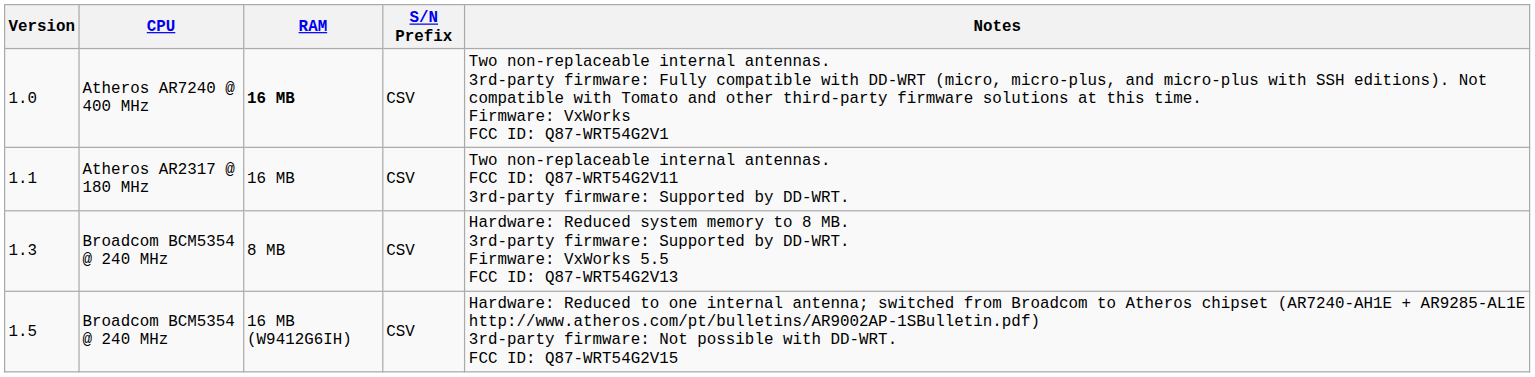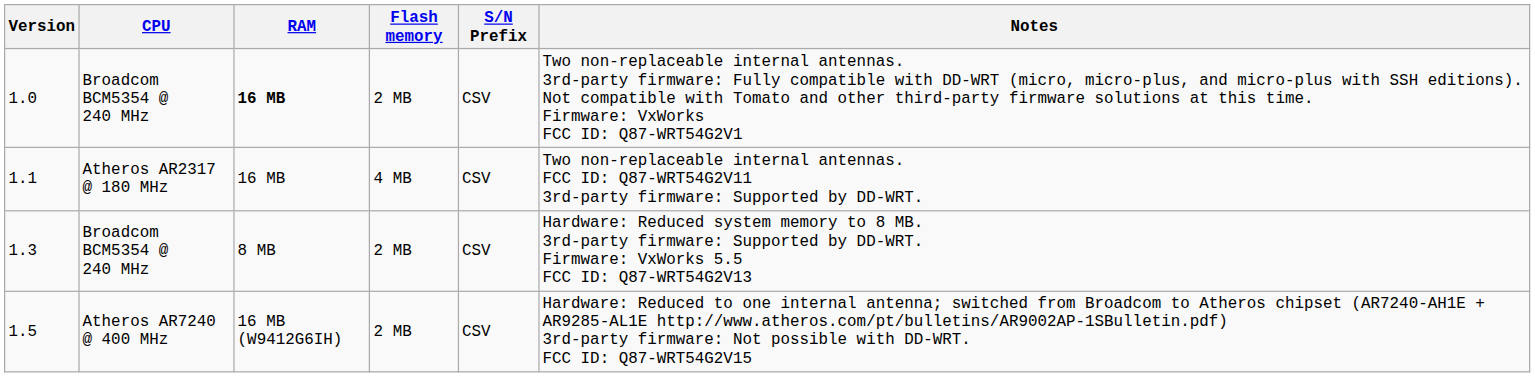+ column: (414, 27)
(159, 98) Atheros AR7240 @ 400 MHz -> (125, 98) Broadcom BCM5354 @ 240 MHz
(159, 331) Broadcom BCM5354 @ 240 MHz -> (149, 331) Atheros AR7240 @ 400 MHz
